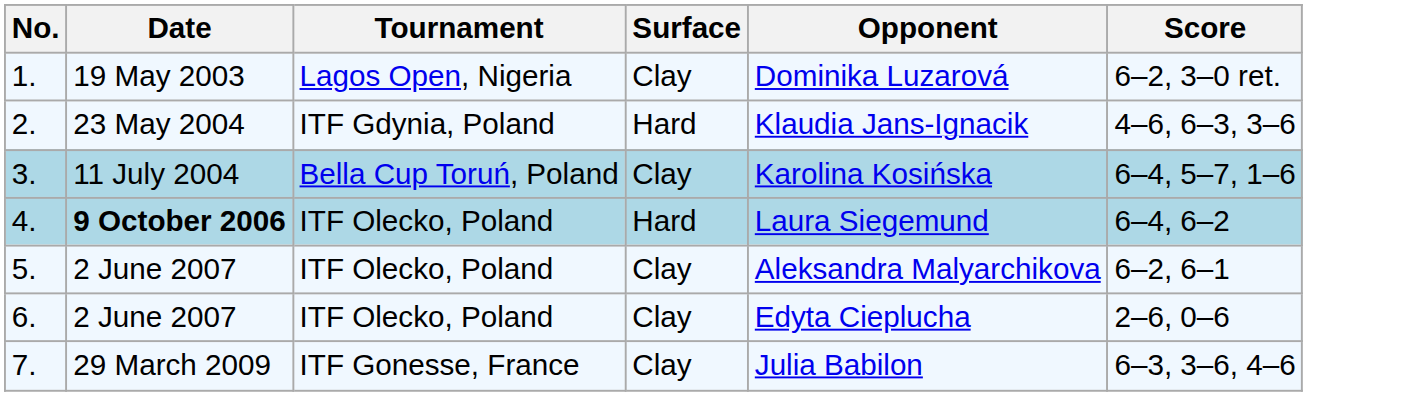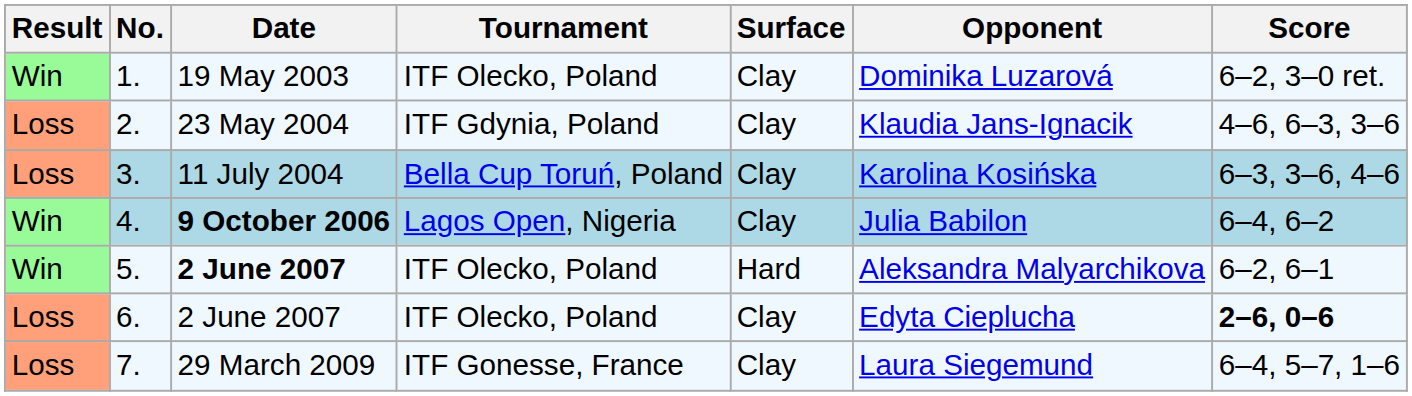+ column: (57, 28)
(435, 76) Lagos Open, Nigeria -> (531, 76) ITF Olecko, Poland
(664, 124) Hard -> (766, 124) Clay
(1205, 172) 6–4, 5–7, 1–6 -> (1309, 172) 6–3, 3–6, 4–6
(426, 220) ITF Olecko, Poland -> (540, 220) Lagos Open, Nigeria
(664, 220) Hard -> (766, 220) Clay
(872, 220) Laura Siegemund -> (943, 220) Julia Babilon
(155, 268) normal -> (262, 268) bold
(662, 268) Clay -> (769, 268) Hard
(1172, 316) normal -> (1276, 316) bold
(839, 364) Julia Babilon -> (976, 364) Laura Siegemund
(1205, 364) 6–3, 3–6, 4–6 -> (1309, 364) 6–4, 5–7, 1–6
